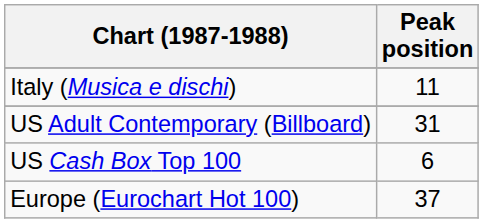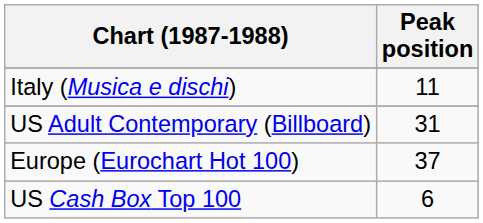rows swapped: (126, 161) <-> (155, 198)
